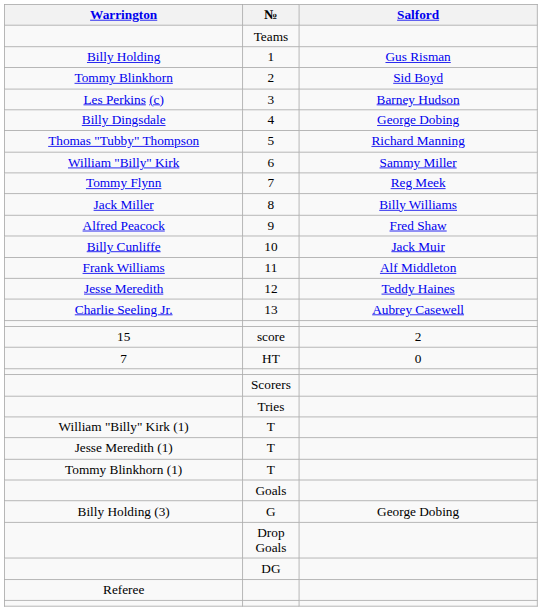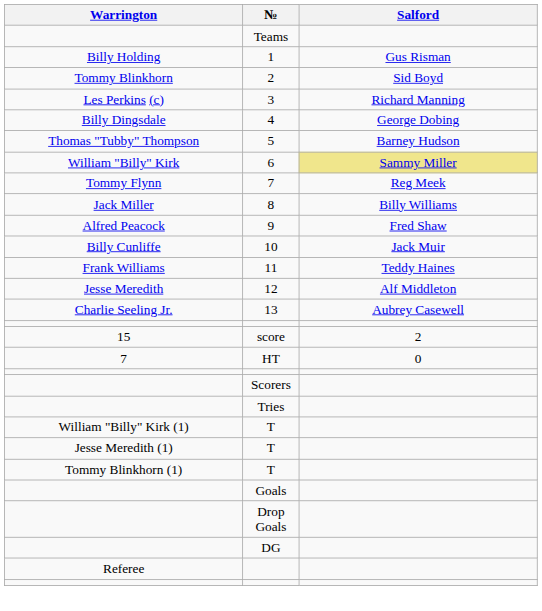(418, 99) Barney Hudson -> (418, 99) Richard Manning
(418, 141) Richard Manning -> (418, 141) Barney Hudson
(418, 162) no background -> (418, 162) khaki background
(418, 267) Alf Middleton -> (418, 267) Teddy Haines
(418, 288) Teddy Haines -> (418, 288) Alf Middleton
- row: (124, 511)
